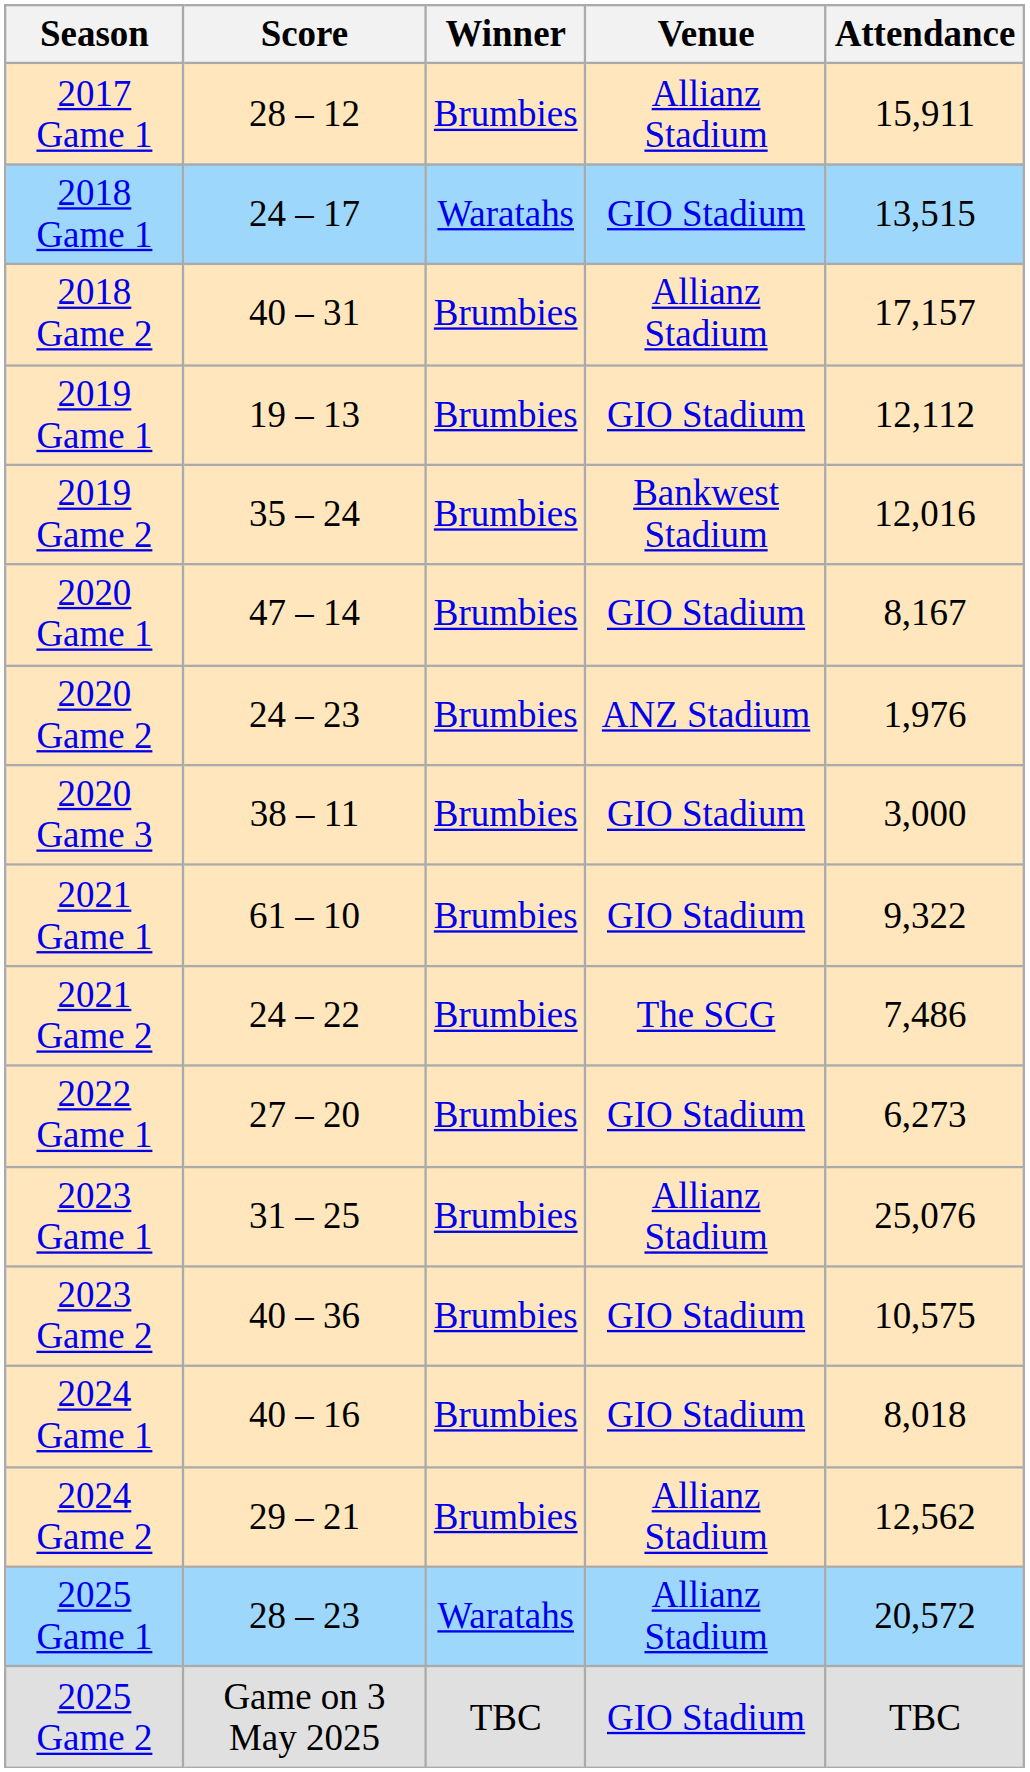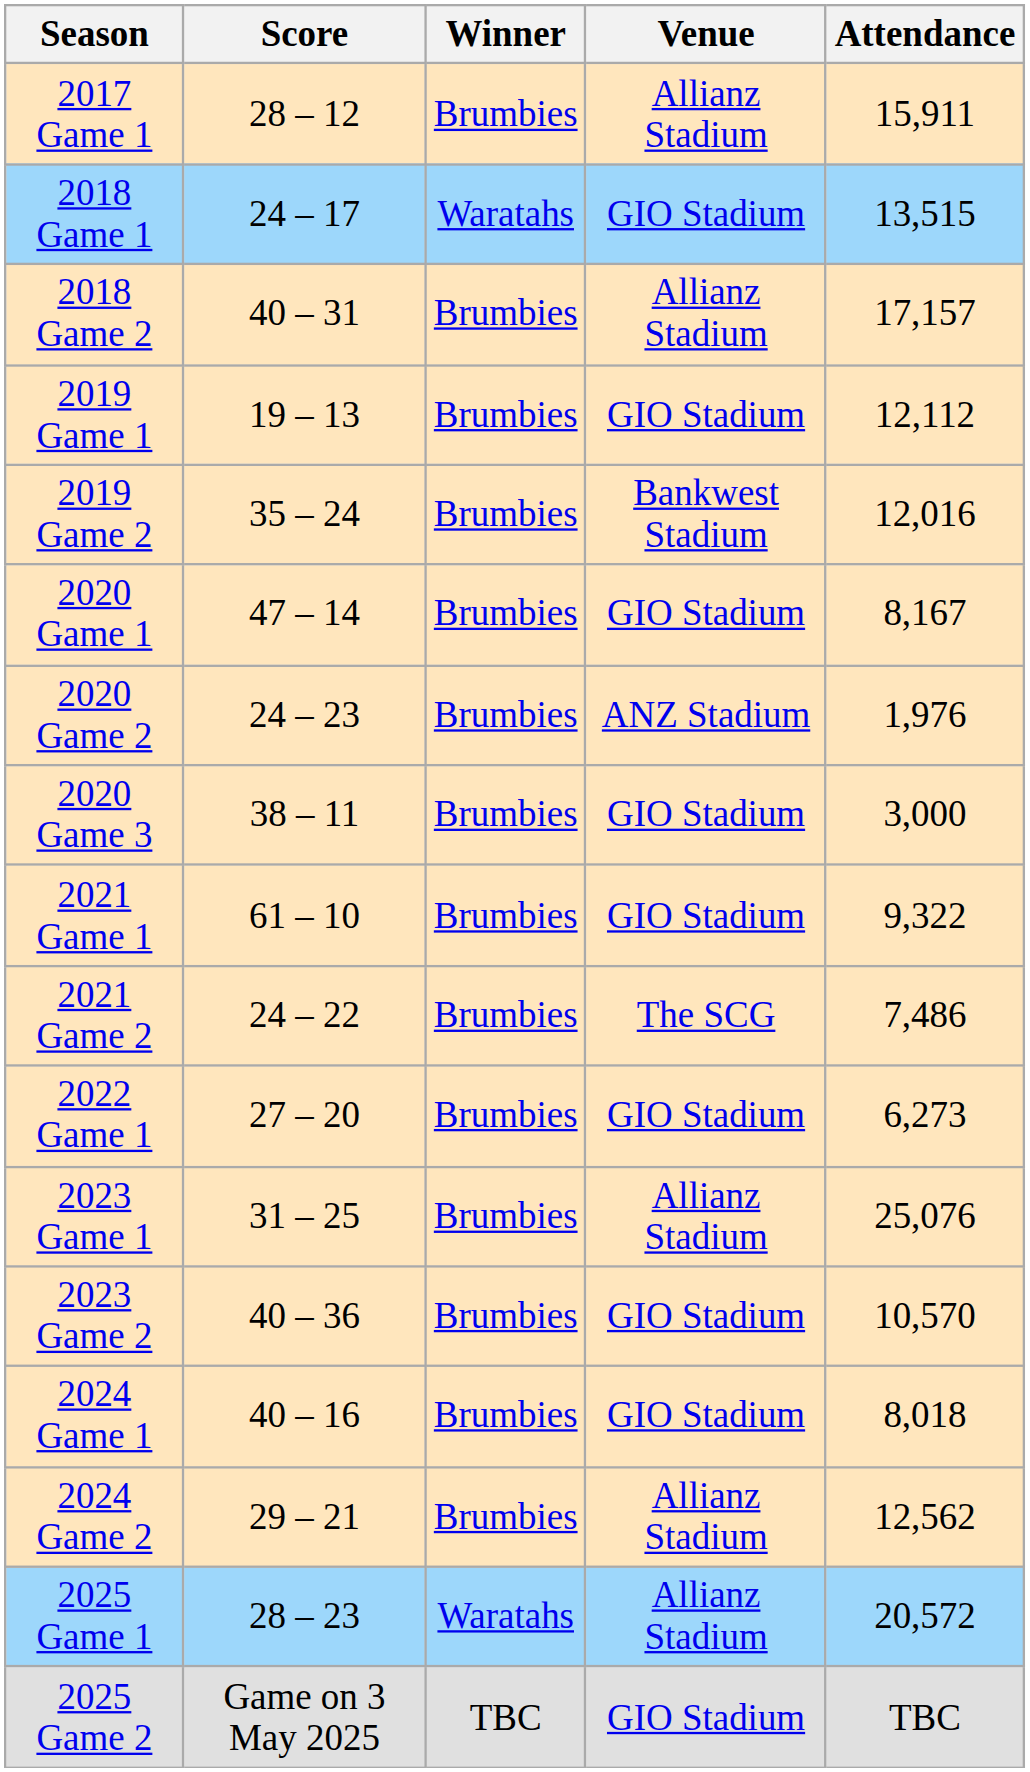(925, 1315) 10,575 -> (925, 1315) 10,570
